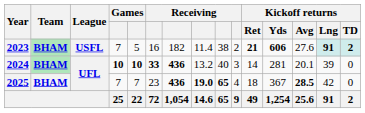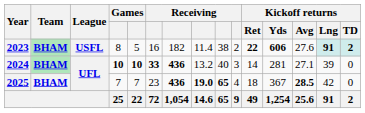(118, 47) 7 -> (118, 47) 8
(252, 47) 21 -> (252, 47) 22
(305, 64) 20.1 -> (305, 64) 27.1
